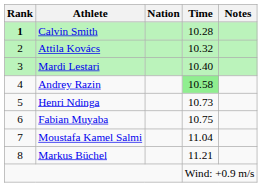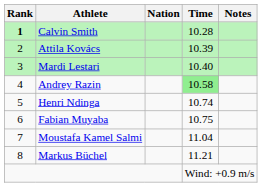(200, 48) 10.32 -> (200, 48) 10.39
(200, 102) 10.73 -> (200, 102) 10.74
